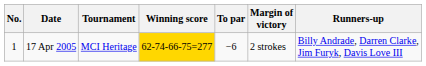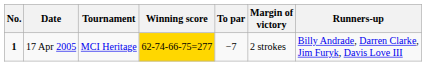(14, 47) normal -> (14, 47) bold
(231, 47) −6 -> (231, 47) −7
